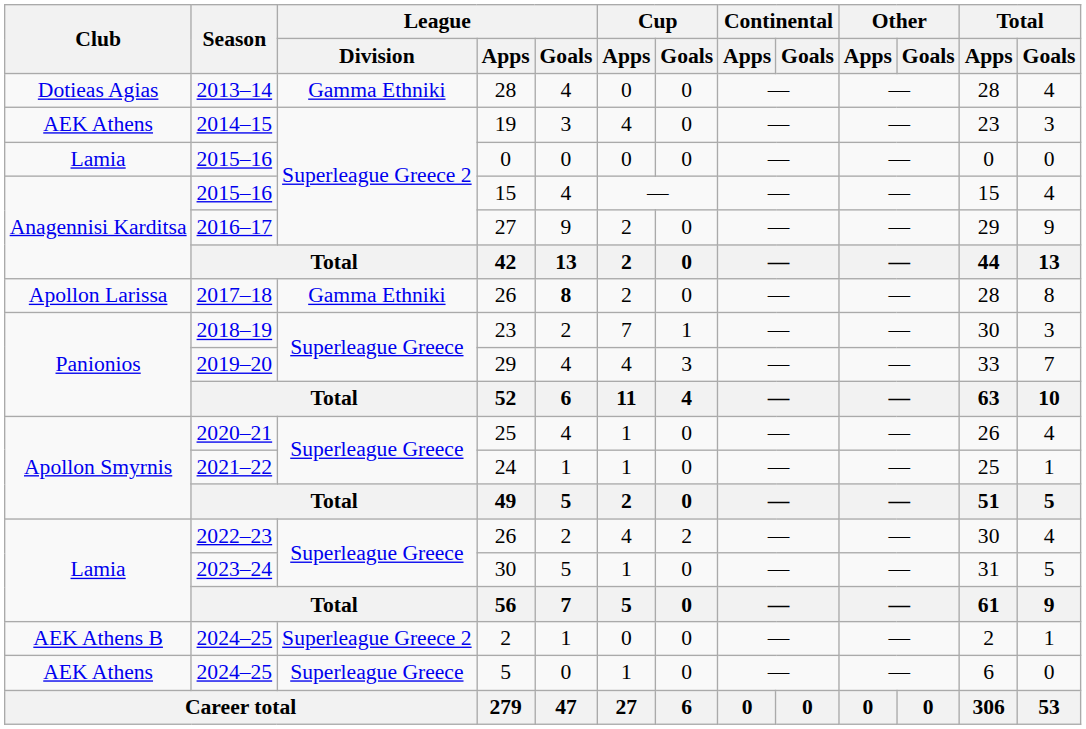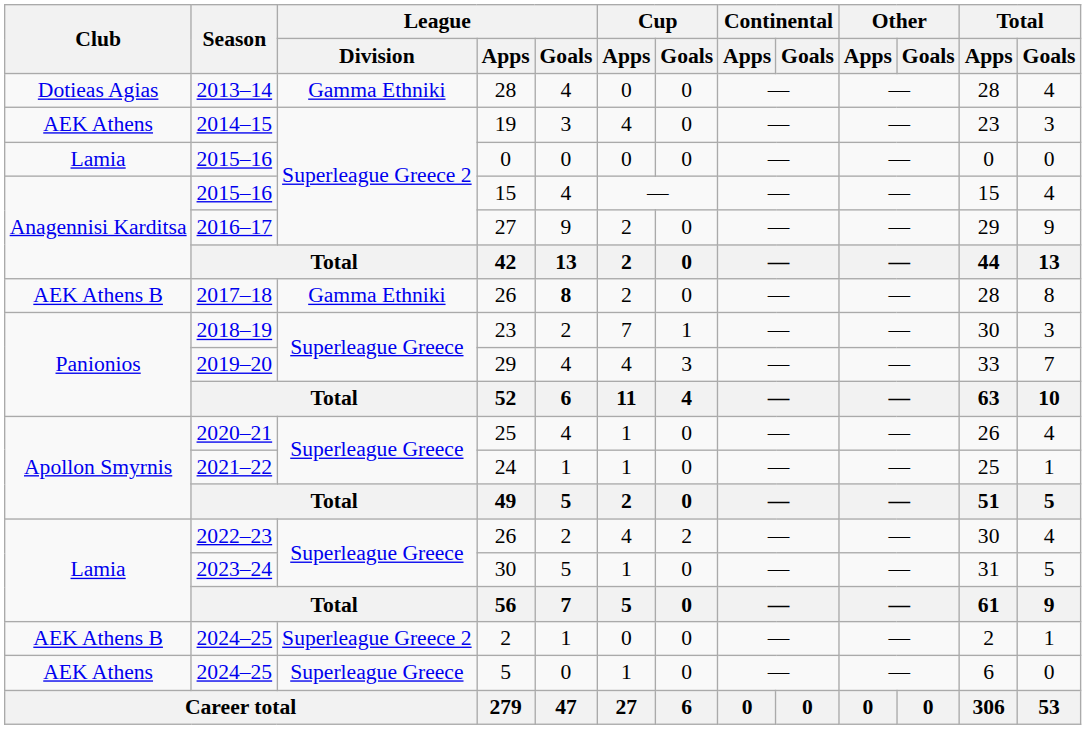(98, 295) Apollon Larissa -> (98, 295) AEK Athens B
